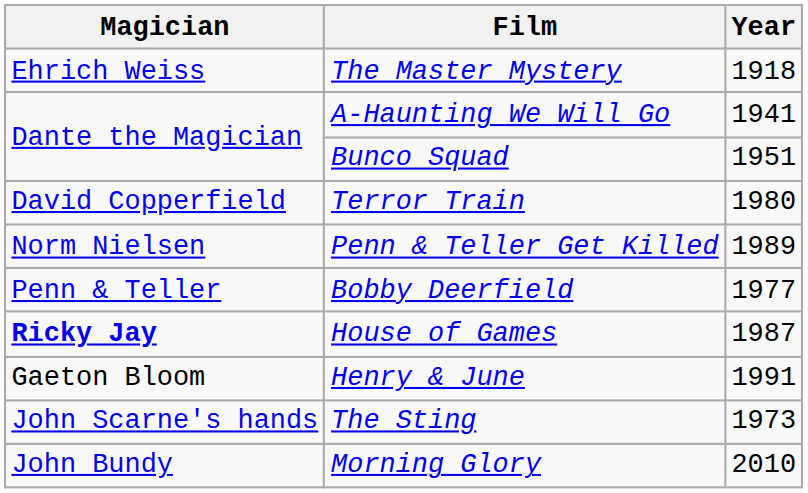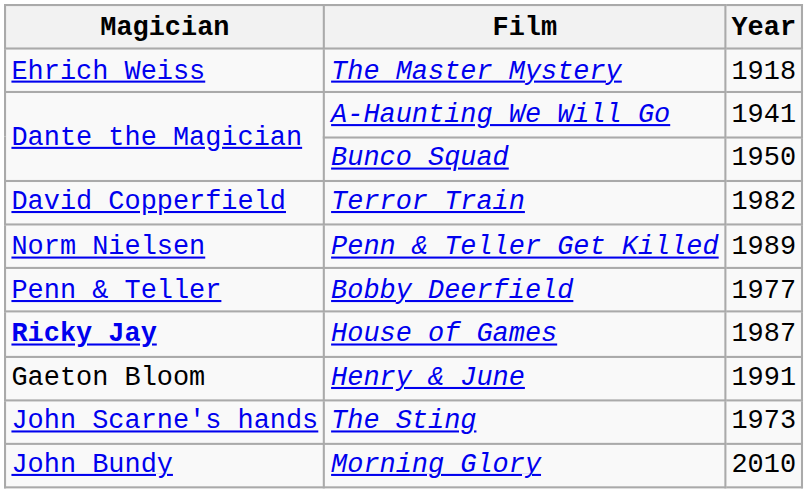(764, 159) 1951 -> (764, 159) 1950
(764, 202) 1980 -> (764, 202) 1982
